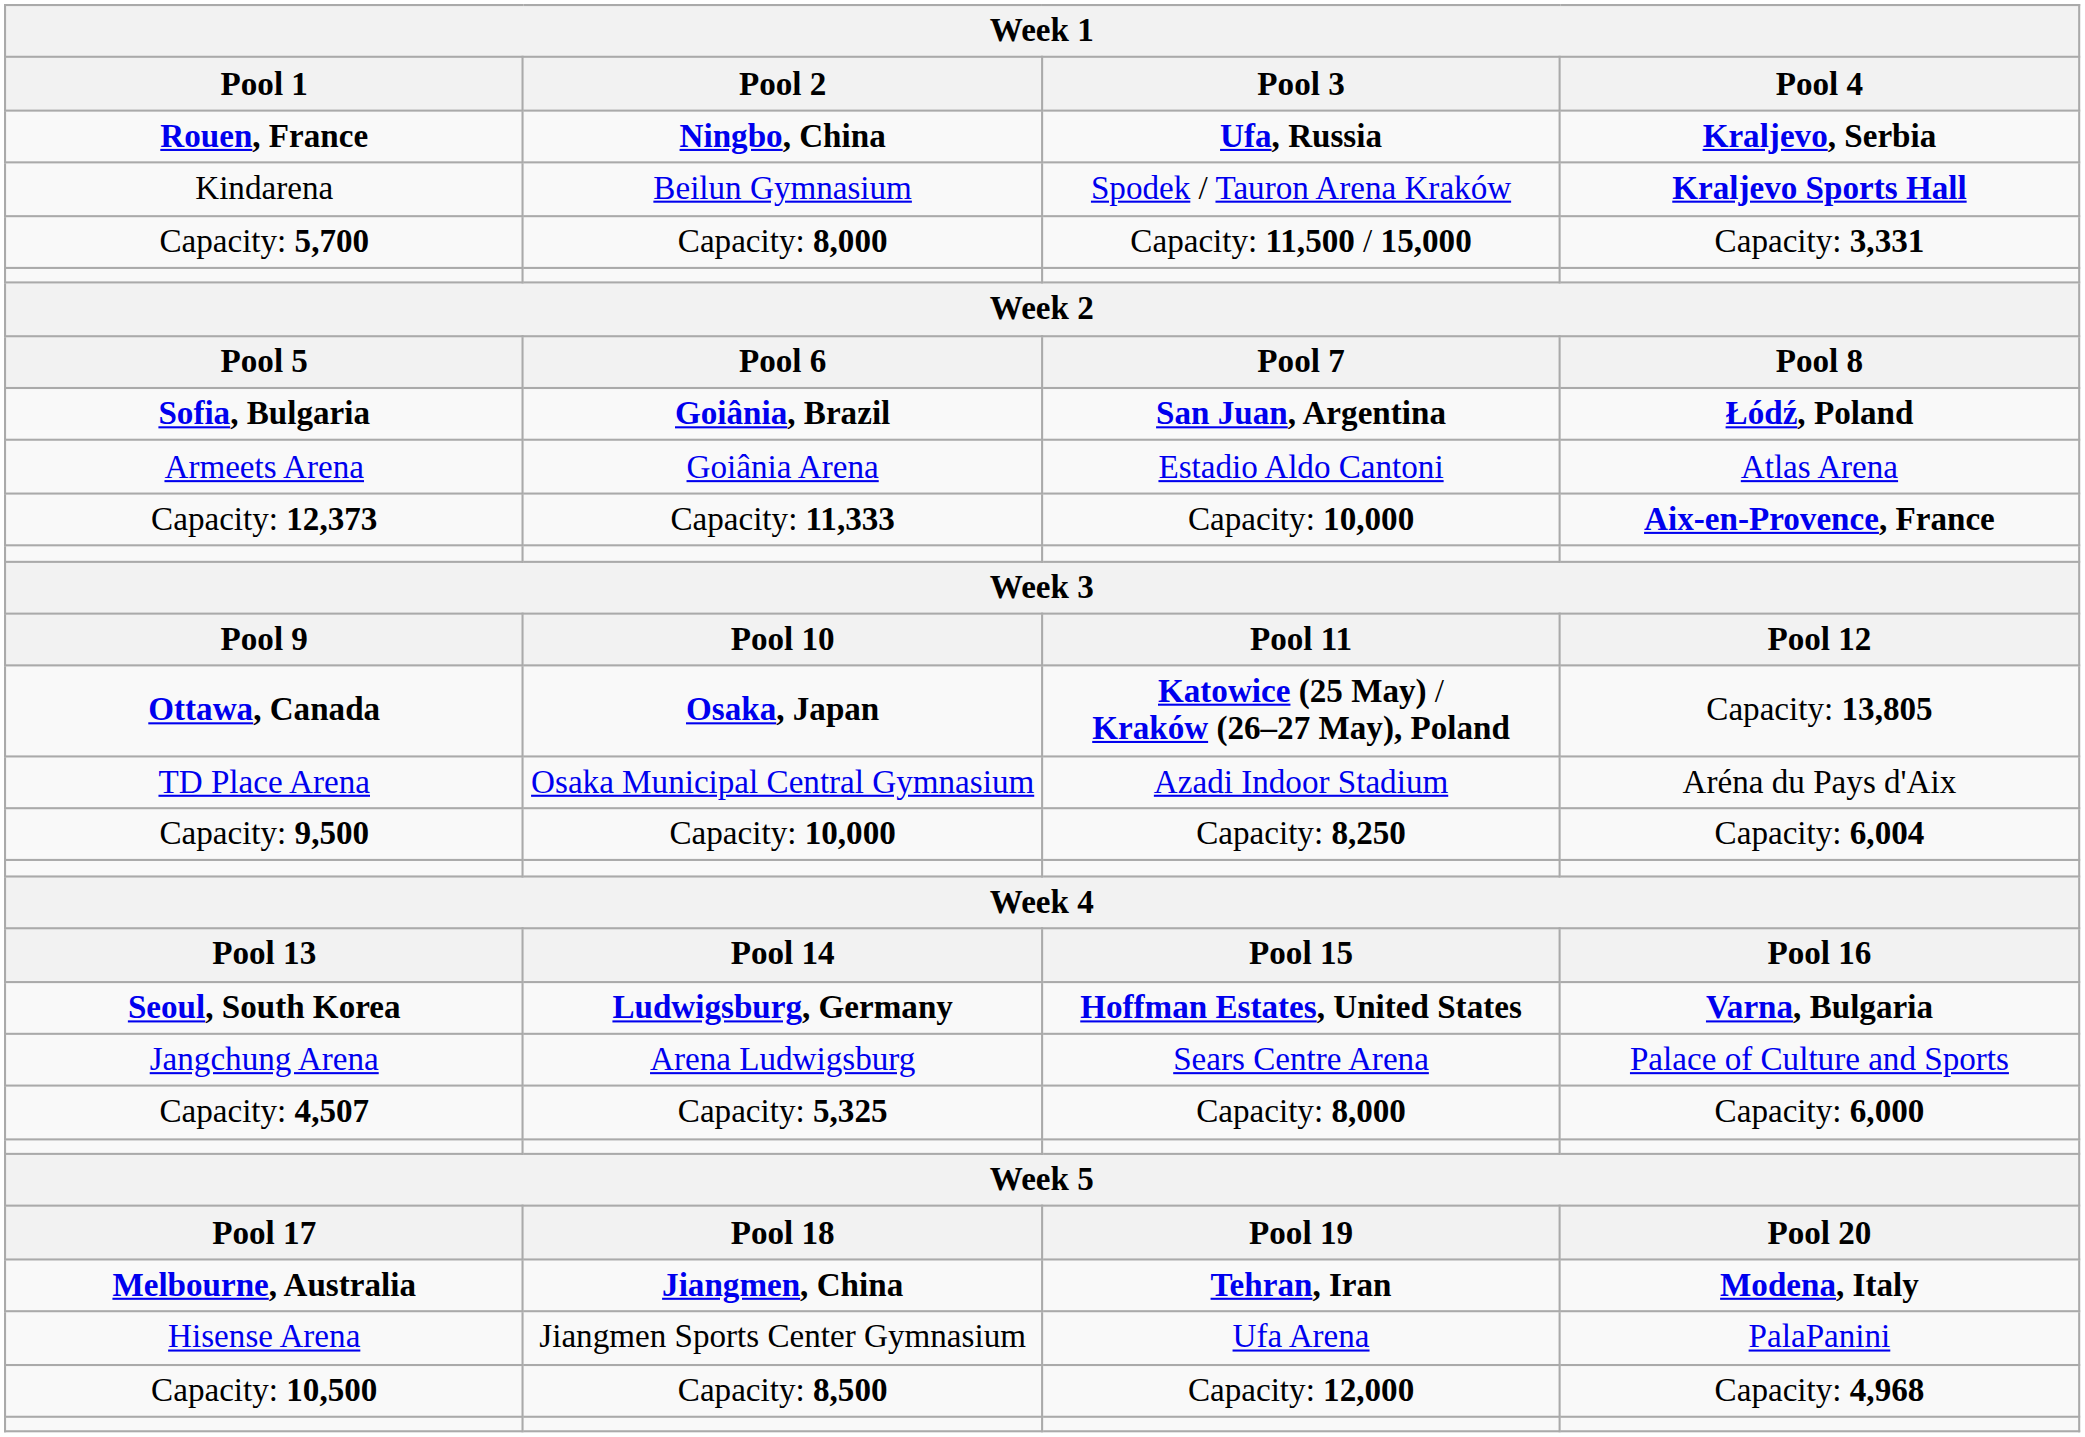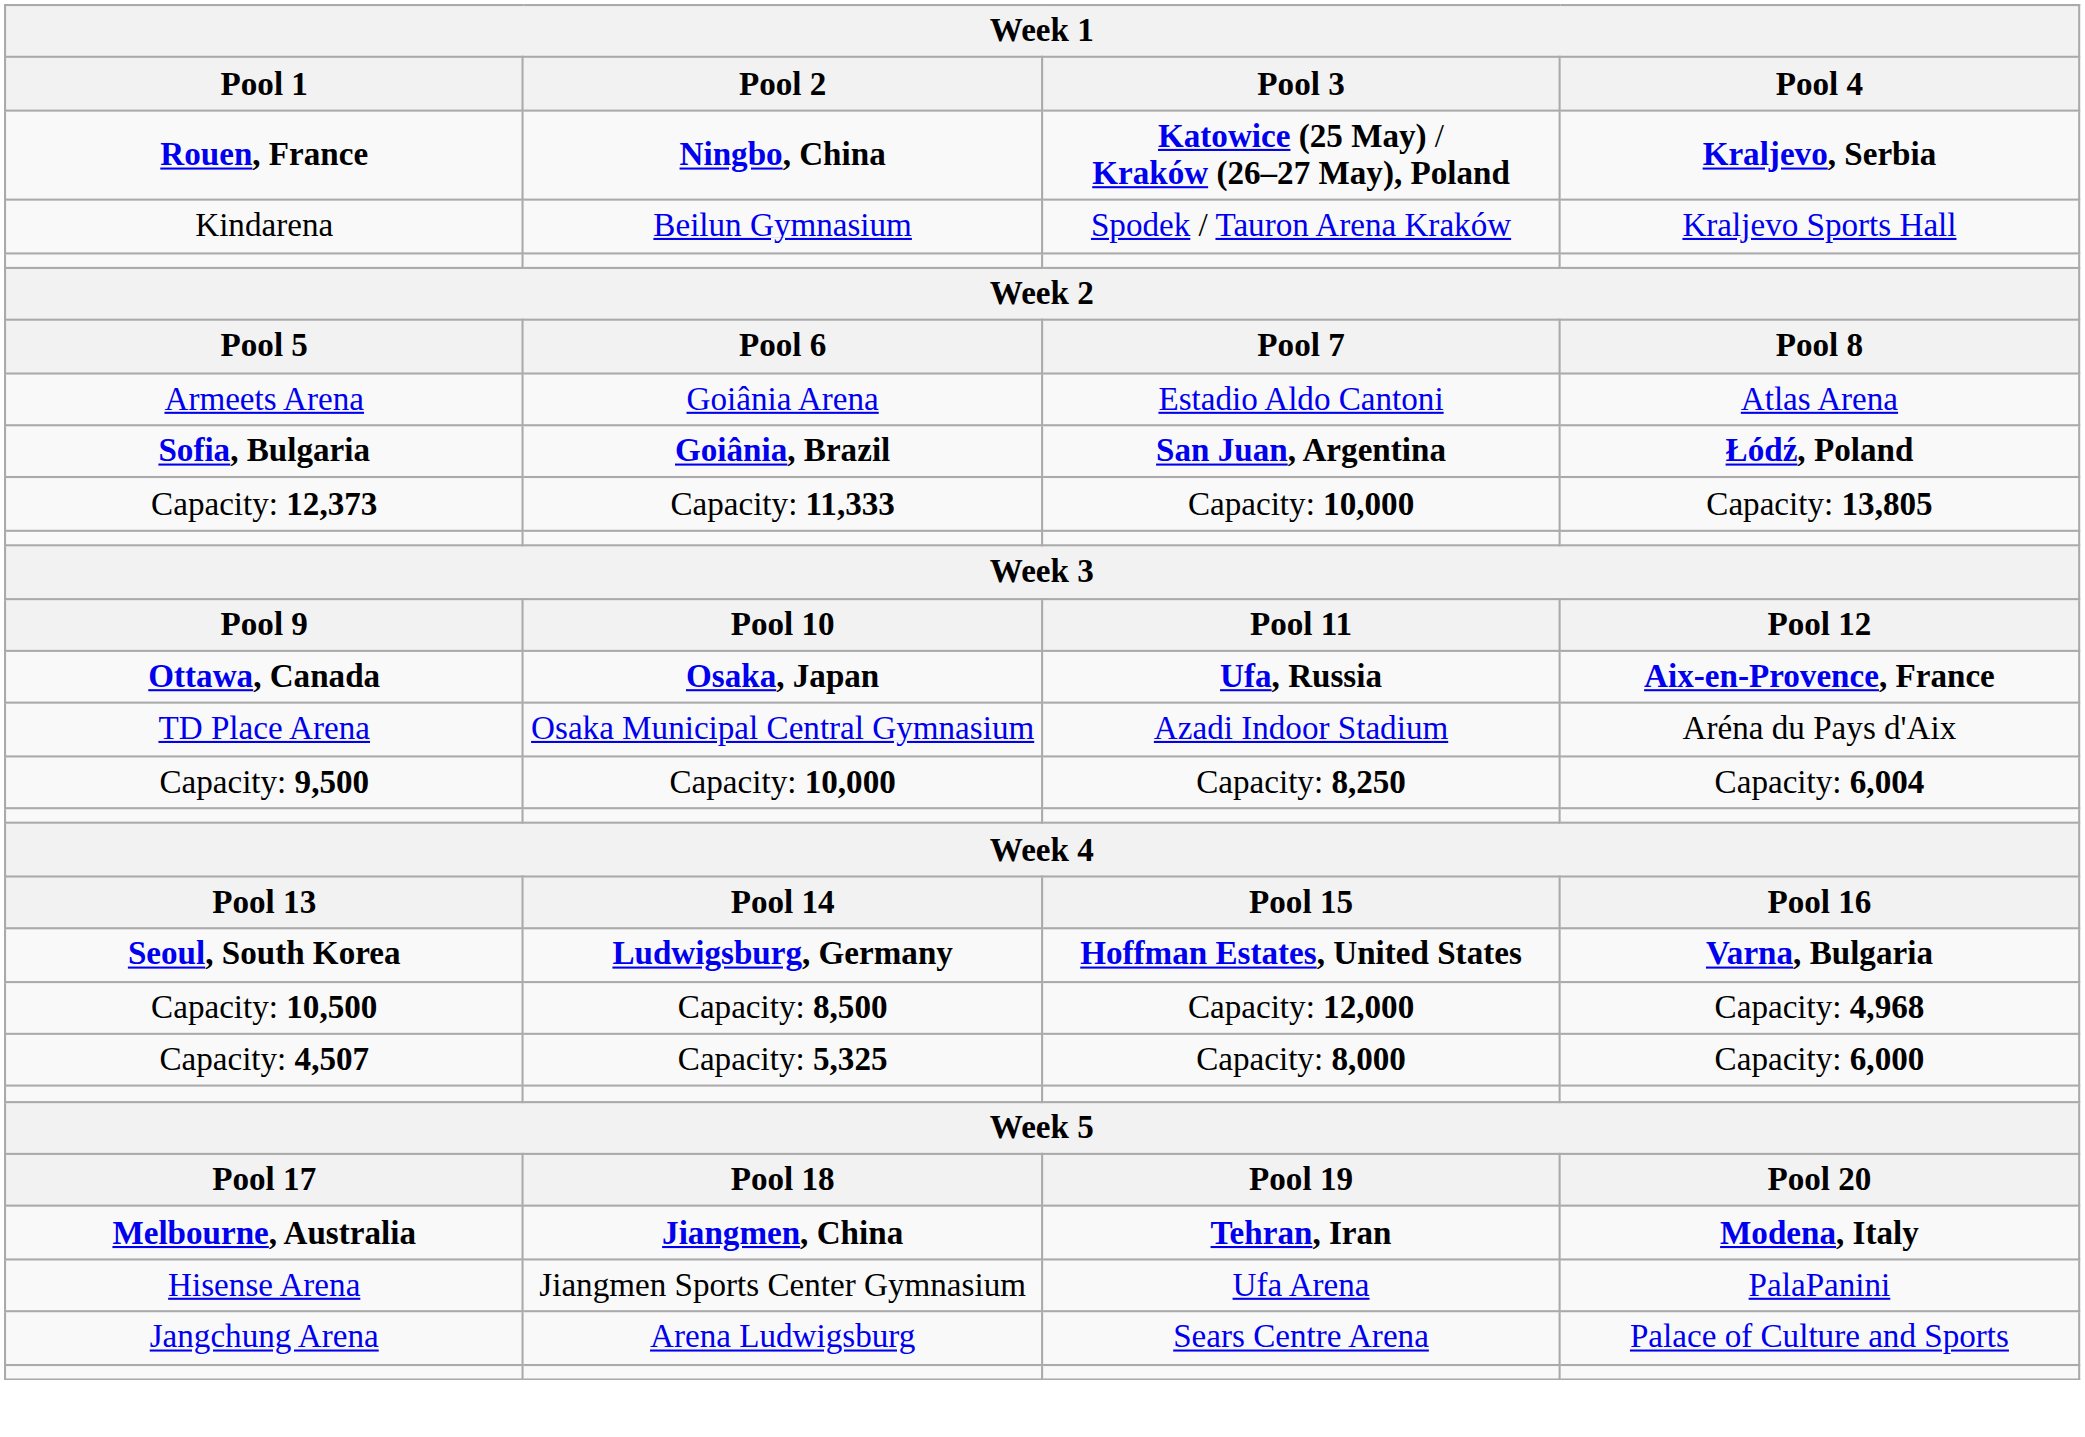(1301, 135) Ufa, Russia -> (1301, 154) Katowice (25 May) / Kraków (26–27 May), Poland
(1819, 188) bold -> (1819, 225) normal
- row: (264, 240)
rows swapped: (264, 413) <-> (264, 466)
(1819, 518) Aix-en-Provence, France -> (1819, 503) Capacity: 13,805
(1301, 710) Katowice (25 May) / Kraków (26–27 May), Poland -> (1301, 676) Ufa, Russia
(1819, 710) Capacity: 13,805 -> (1819, 676) Aix-en-Provence, France
rows swapped: (264, 1059) <-> (264, 1389)
